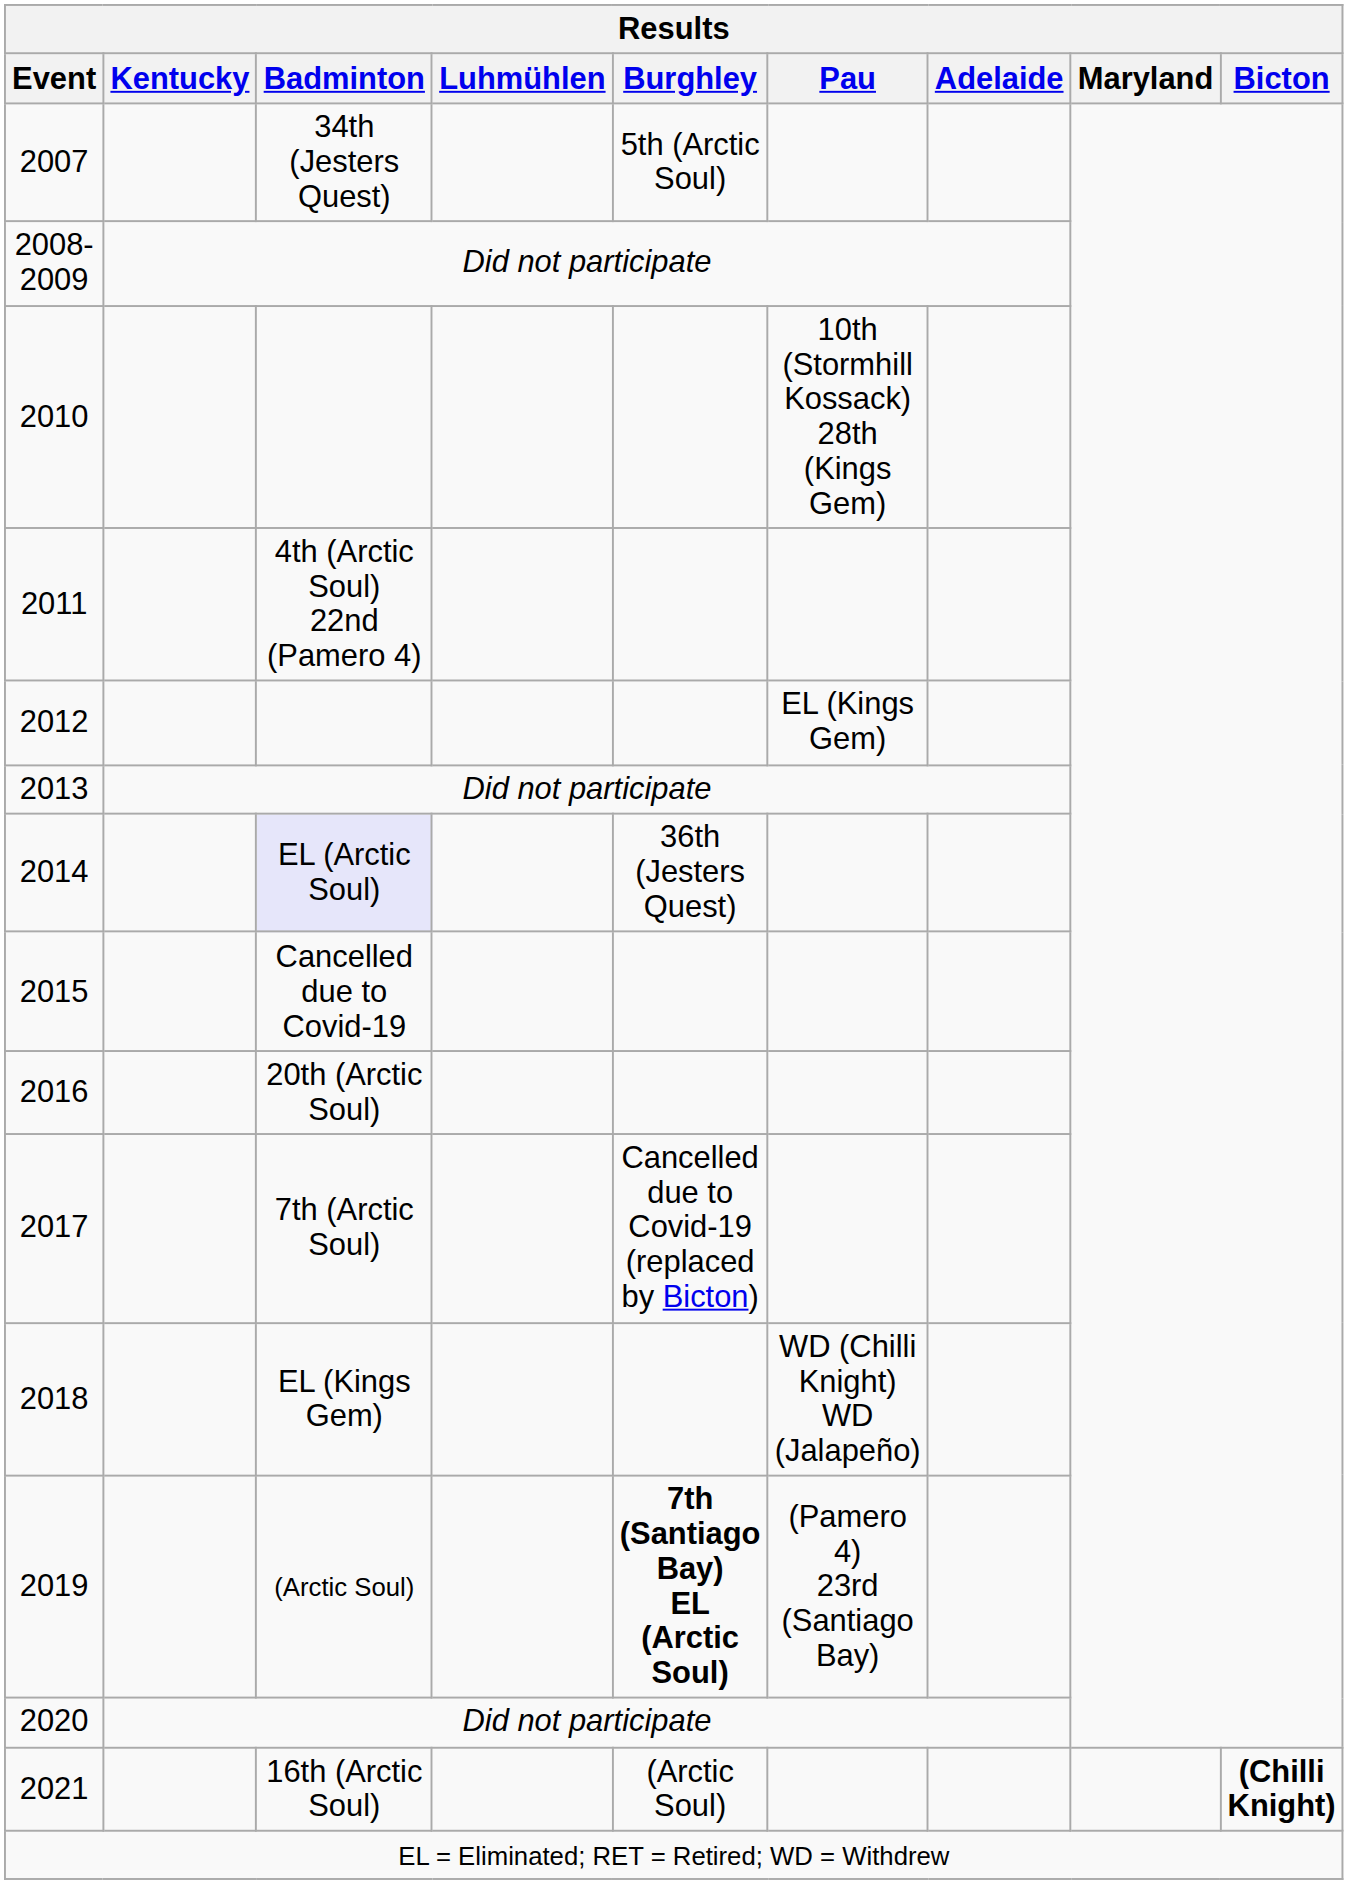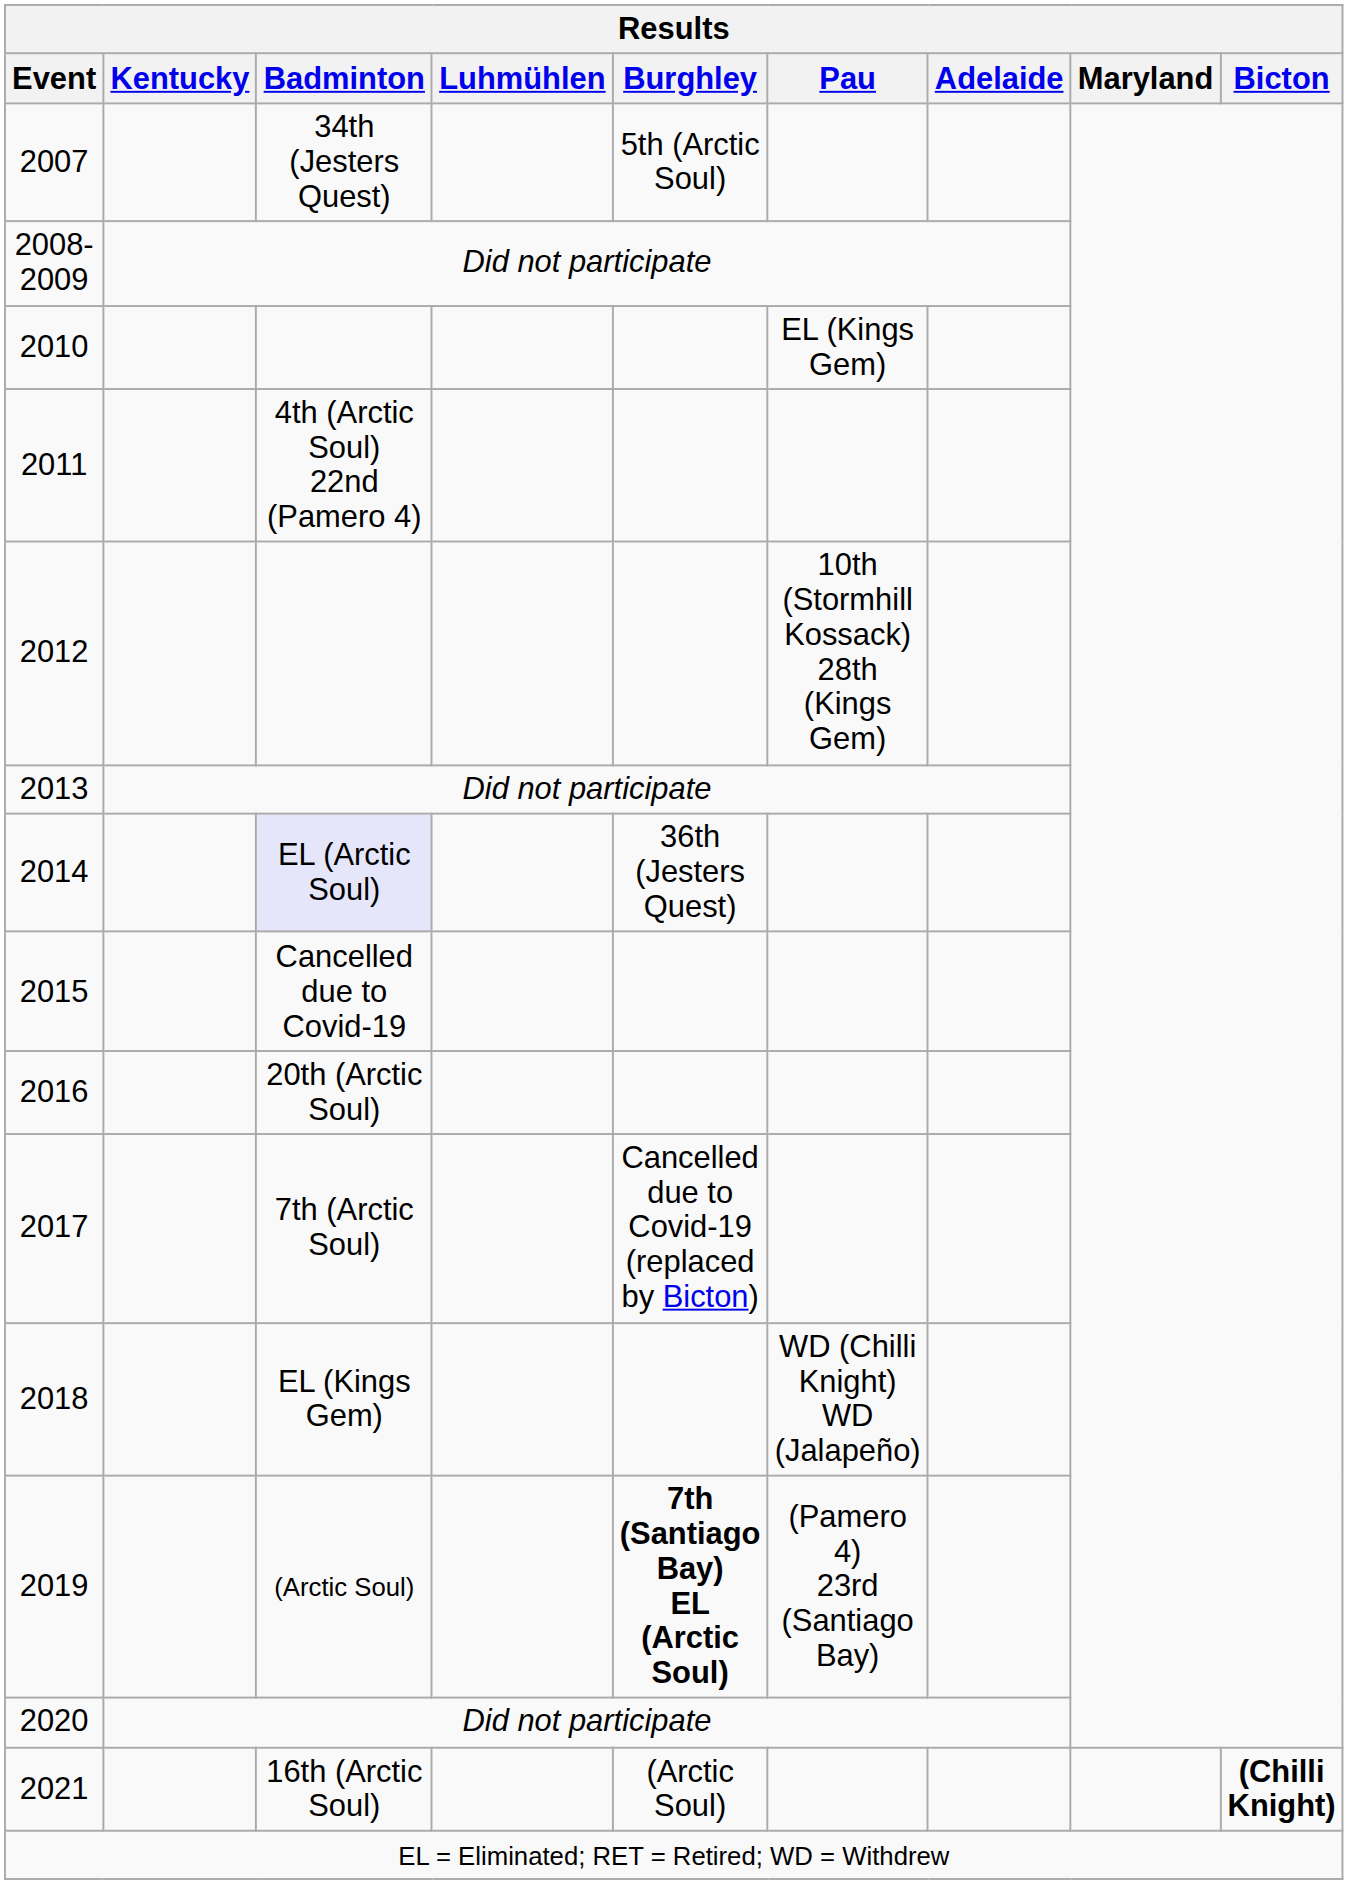(848, 415) 10th (Stormhill Kossack) 28th (Kings Gem) -> (848, 346) EL (Kings Gem)
(848, 722) EL (Kings Gem) -> (848, 652) 10th (Stormhill Kossack) 28th (Kings Gem)
